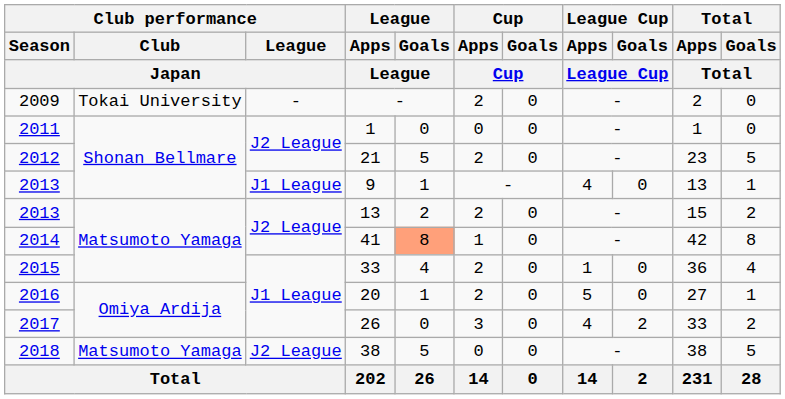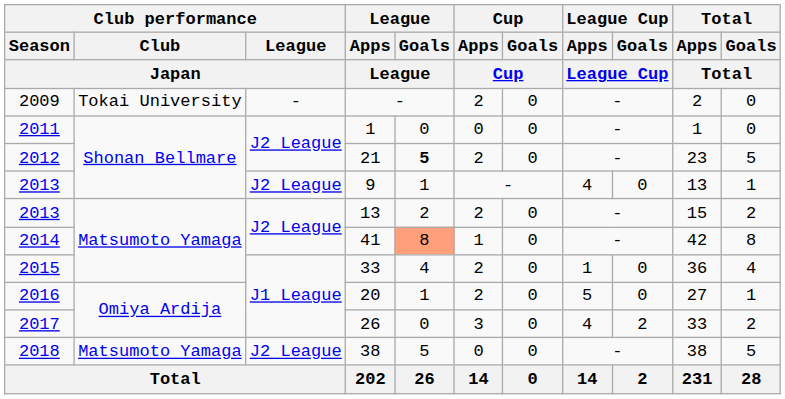(424, 157) normal -> (424, 157) bold
(296, 185) J1 League -> (296, 185) J2 League
